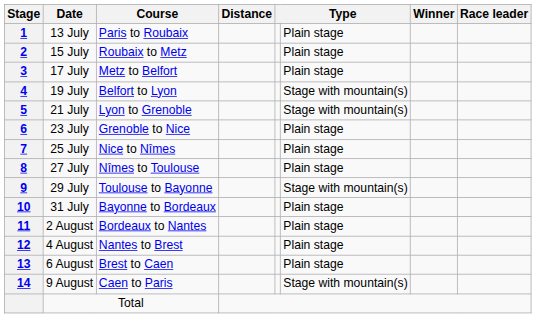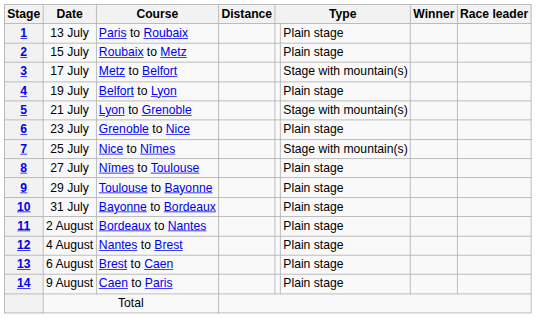(313, 71) Plain stage -> (346, 71) Stage with mountain(s)
(346, 91) Stage with mountain(s) -> (313, 91) Plain stage
(313, 149) Plain stage -> (346, 149) Stage with mountain(s)
(346, 187) Stage with mountain(s) -> (313, 187) Plain stage
(346, 284) Stage with mountain(s) -> (313, 284) Plain stage
